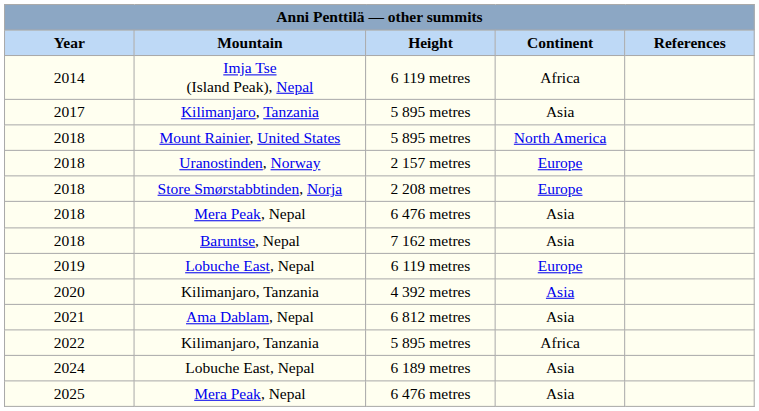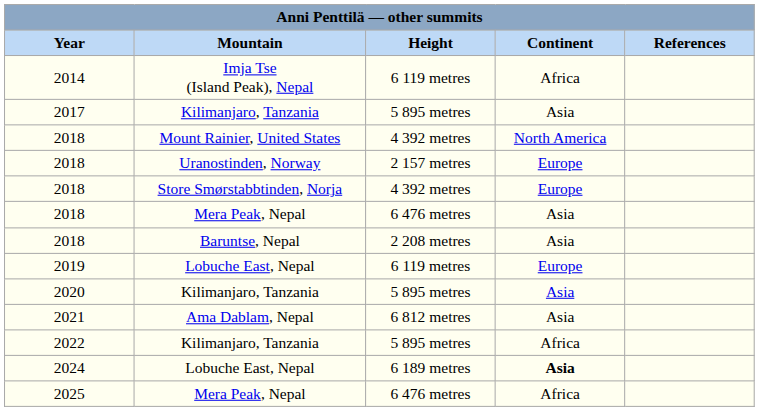(431, 138) 5 895 metres -> (431, 138) 4 392 metres
(431, 189) 2 208 metres -> (431, 189) 4 392 metres
(431, 240) 7 162 metres -> (431, 240) 2 208 metres
(431, 291) 4 392 metres -> (431, 291) 5 895 metres
(560, 368) normal -> (560, 368) bold
(560, 393) Asia -> (560, 393) Africa
